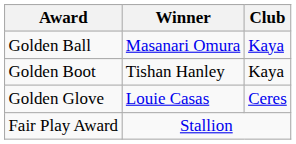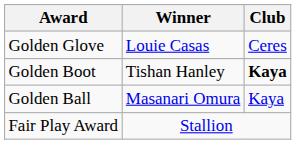rows swapped: (50, 44) <-> (56, 98)
(266, 71) normal -> (267, 71) bold
